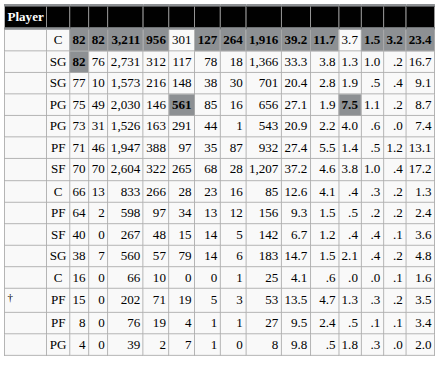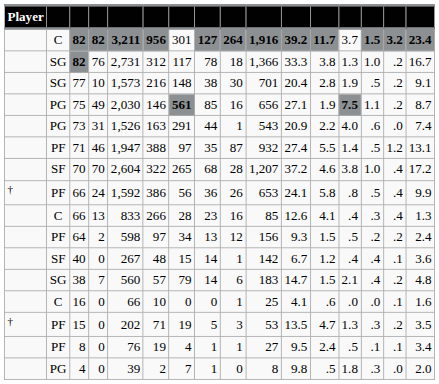(398, 83) .4 -> (398, 83) .2
+ row: (79, 192)
(398, 191) .2 -> (398, 215) .4
(240, 234) 5 -> (240, 258) 1
